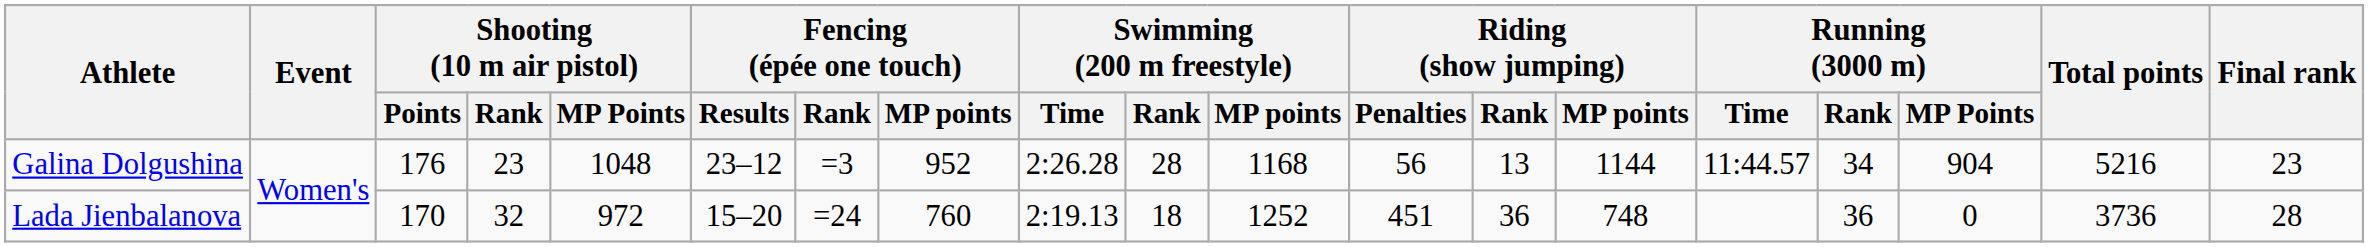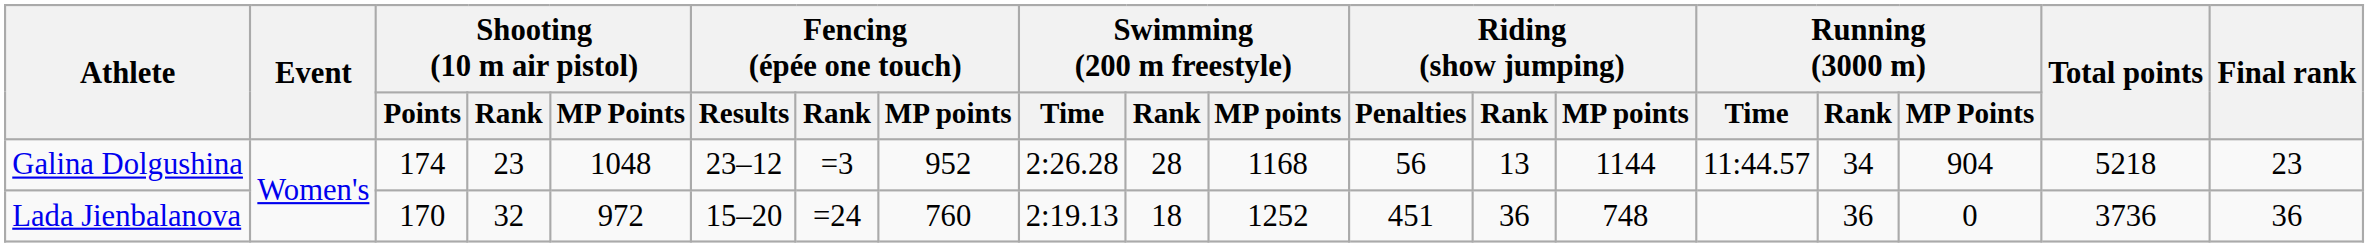(422, 164) 176 -> (422, 164) 174
(2126, 164) 5216 -> (2126, 164) 5218
(2287, 215) 28 -> (2287, 215) 36
